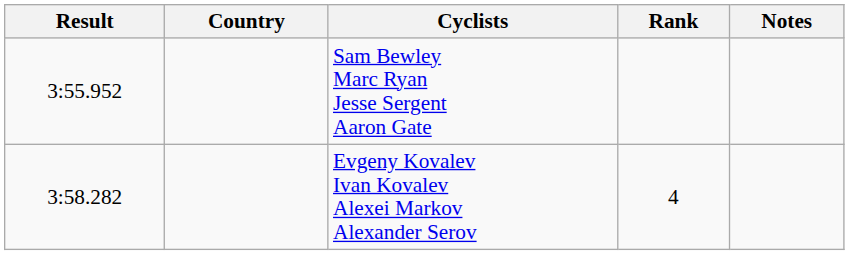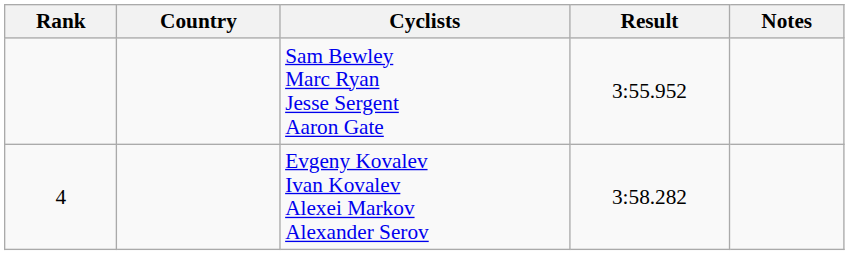columns swapped: (673, 21) <-> (85, 21)
